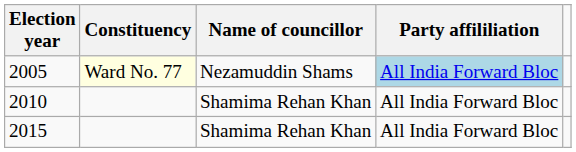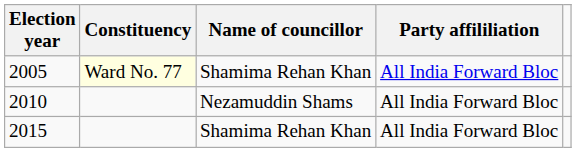(276, 71) Nezamuddin Shams -> (286, 71) Shamima Rehan Khan
(469, 71) lightblue background -> (469, 71) no background
(286, 101) Shamima Rehan Khan -> (276, 101) Nezamuddin Shams
